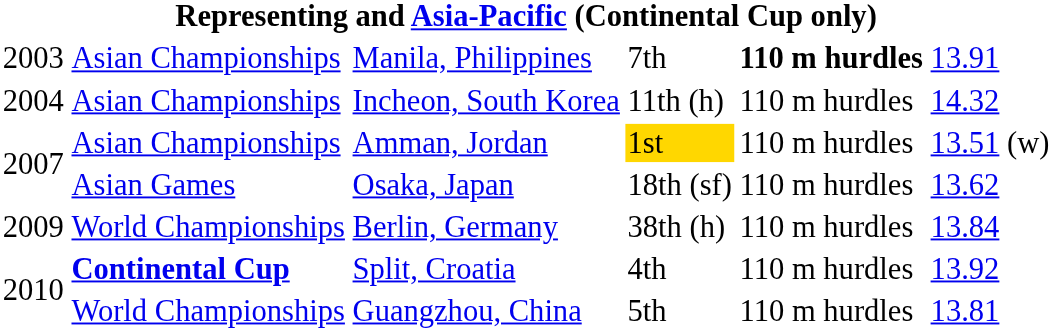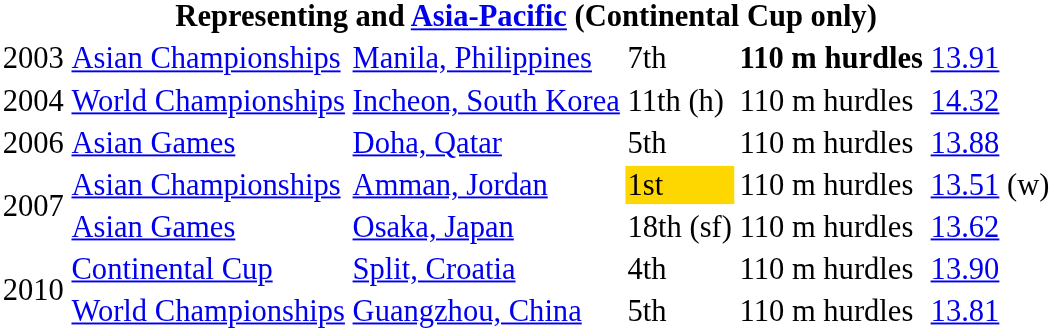(206, 100) Asian Championships -> (208, 100) World Championships
+ row: (427, 142)
- row: (455, 226)
(181, 268) bold -> (172, 268) normal
(965, 268) 13.92 -> (965, 268) 13.90
